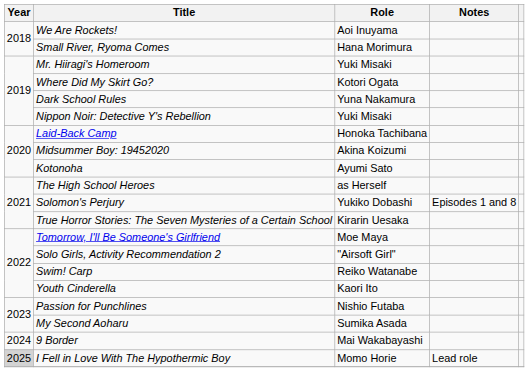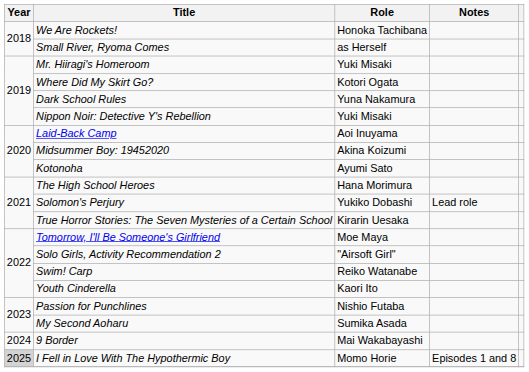(367, 30) Aoi Inuyama -> (382, 30) Honoka Tachibana
(375, 47) Hana Morimura -> (362, 47) as Herself
(382, 133) Honoka Tachibana -> (367, 133) Aoi Inuyama
(362, 185) as Herself -> (375, 185) Hana Morimura
(474, 202) Episodes 1 and 8 -> (455, 202) Lead role
(455, 358) Lead role -> (474, 358) Episodes 1 and 8
